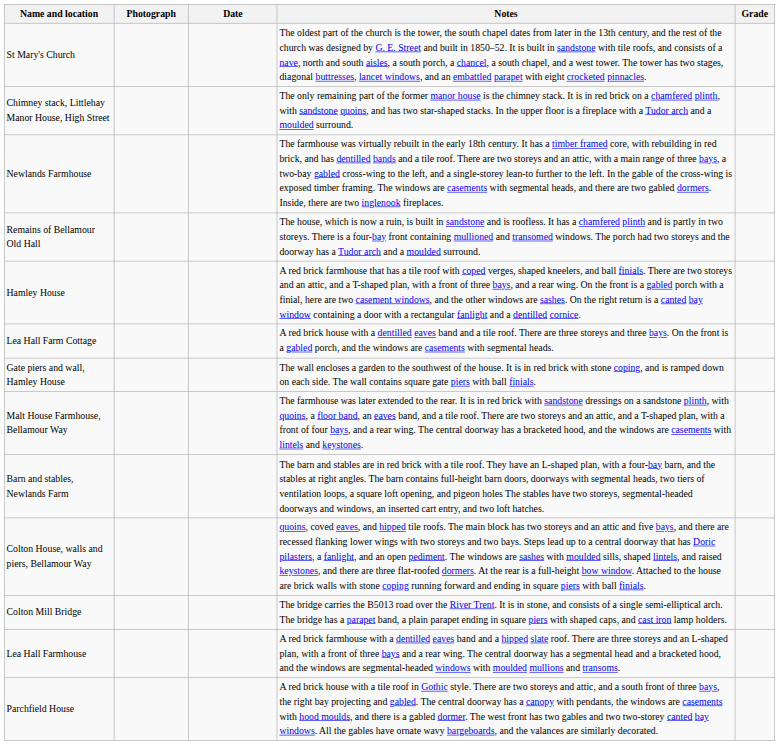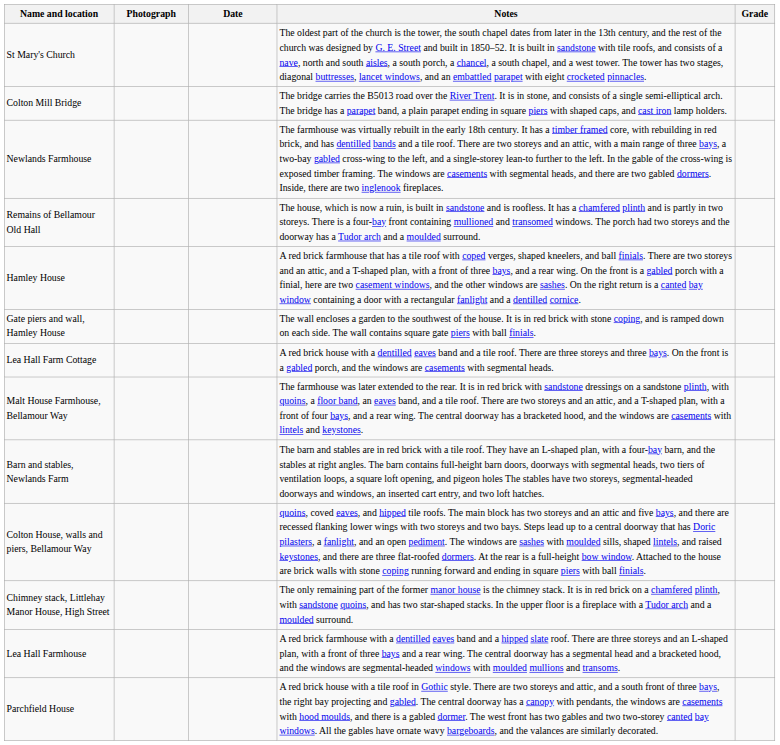rows swapped: (58, 110) <-> (44, 612)
rows swapped: (46, 374) <-> (51, 341)
